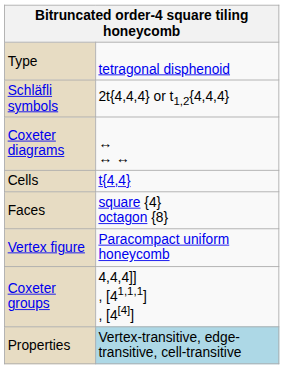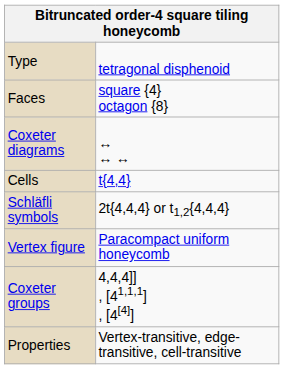rows swapped: (33, 98) <-> (26, 210)
(170, 345) lightblue background -> (170, 345) no background
